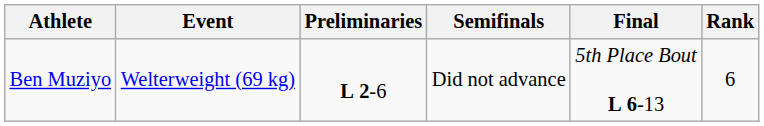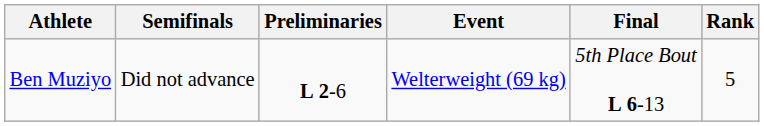columns swapped: (208, 21) <-> (499, 21)
(730, 79) 6 -> (730, 79) 5
